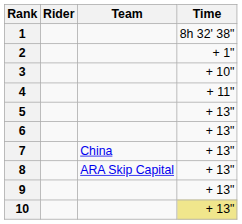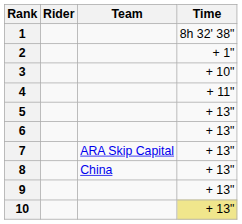(96, 151) China -> (127, 151) ARA Skip Capital
(127, 170) ARA Skip Capital -> (96, 170) China
